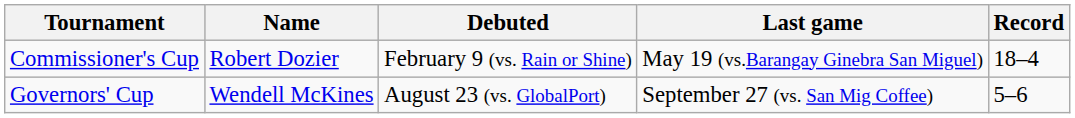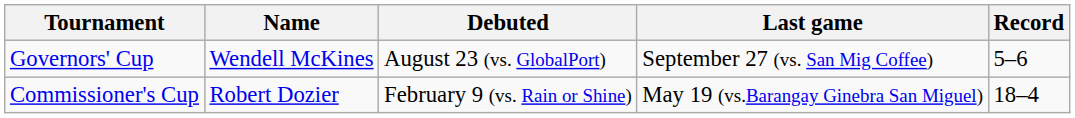rows swapped: (104, 58) <-> (82, 94)
